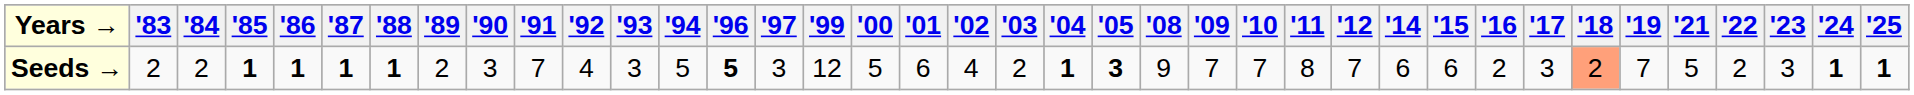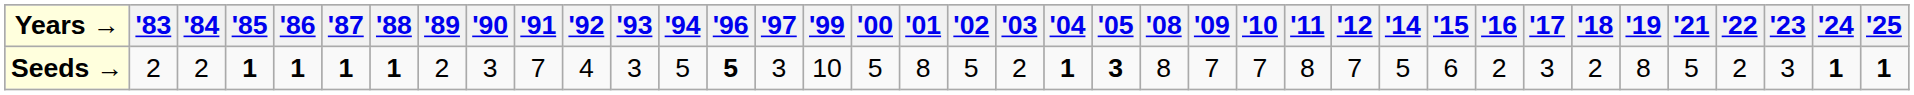(827, 67) 12 -> (827, 67) 10
(923, 67) 6 -> (923, 67) 8
(971, 67) 4 -> (971, 67) 5
(1164, 67) 9 -> (1164, 67) 8
(1403, 67) 6 -> (1403, 67) 5
(1595, 67) lightsalmon background -> (1595, 67) no background
(1643, 67) 7 -> (1643, 67) 8
